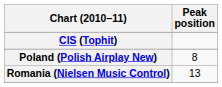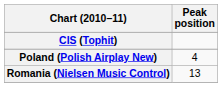(195, 57) 8 -> (195, 57) 4
